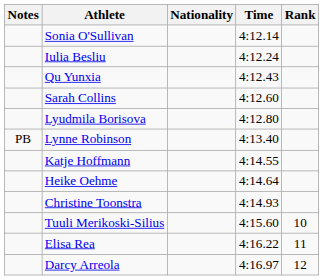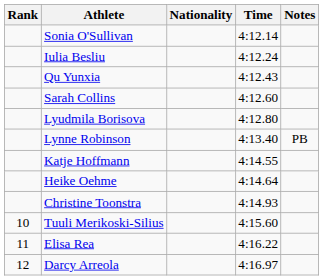columns swapped: (300, 14) <-> (23, 14)
